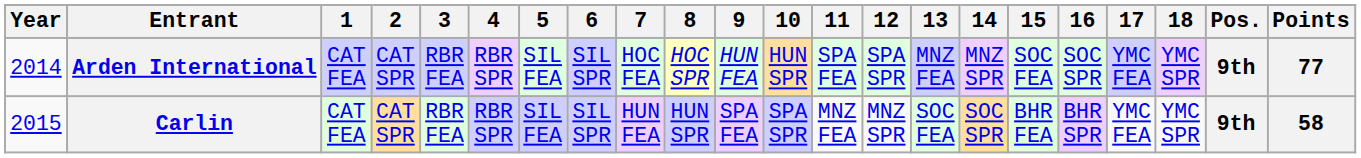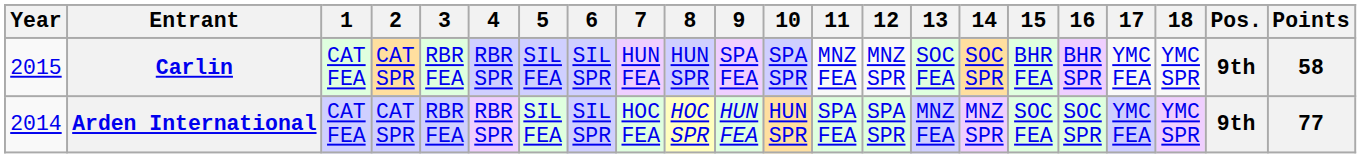rows swapped: (194, 67) <-> (194, 124)
